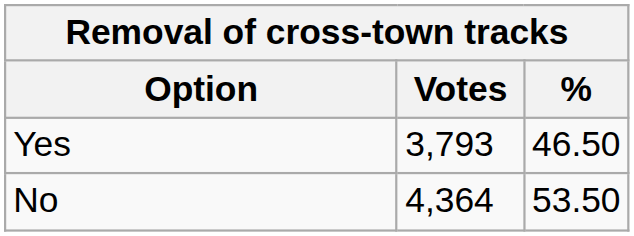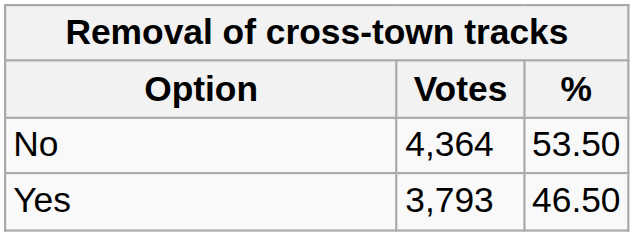rows swapped: (36, 200) <-> (42, 144)
